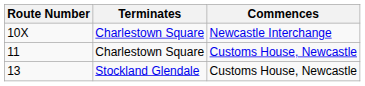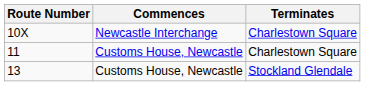columns swapped: (283, 14) <-> (150, 14)
